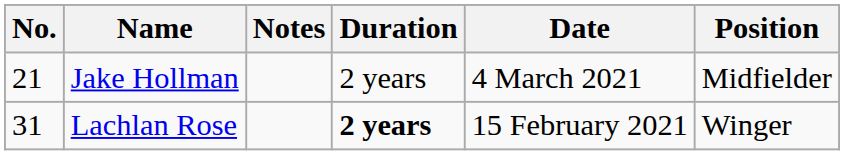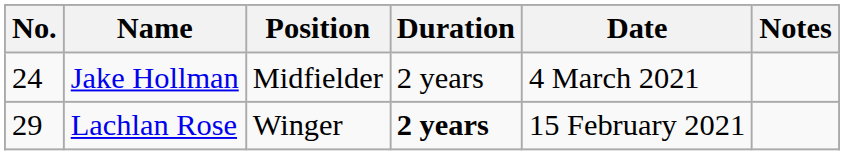columns swapped: (767, 28) <-> (289, 28)
(27, 76) 21 -> (27, 76) 24
(27, 125) 31 -> (27, 125) 29
